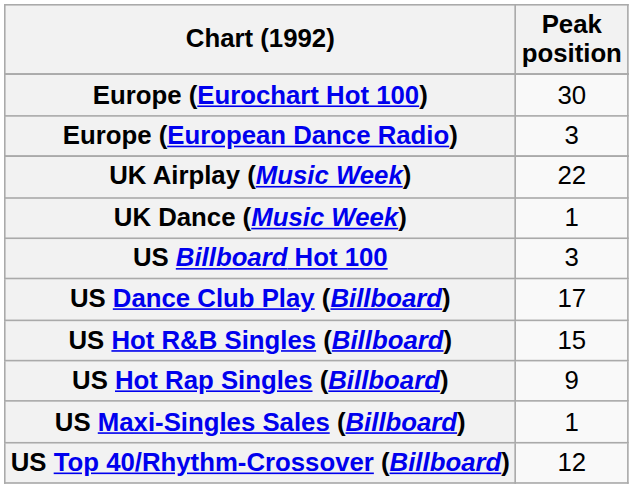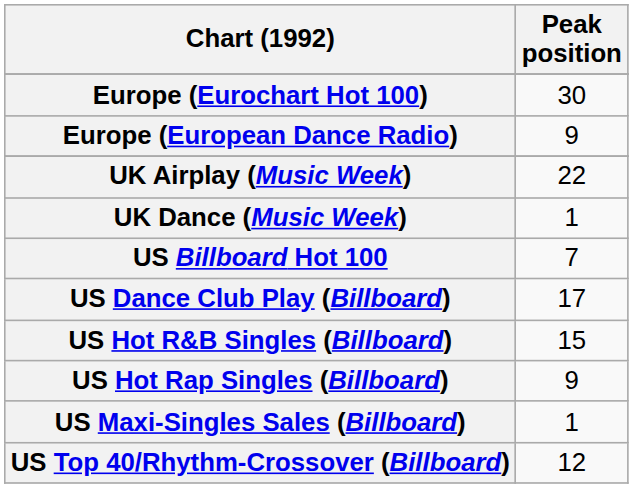(572, 135) 3 -> (572, 135) 9
(572, 258) 3 -> (572, 258) 7
